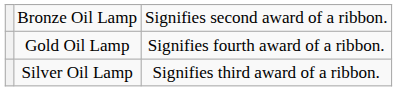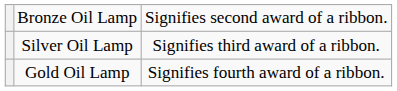rows swapped: (77, 72) <-> (77, 45)
